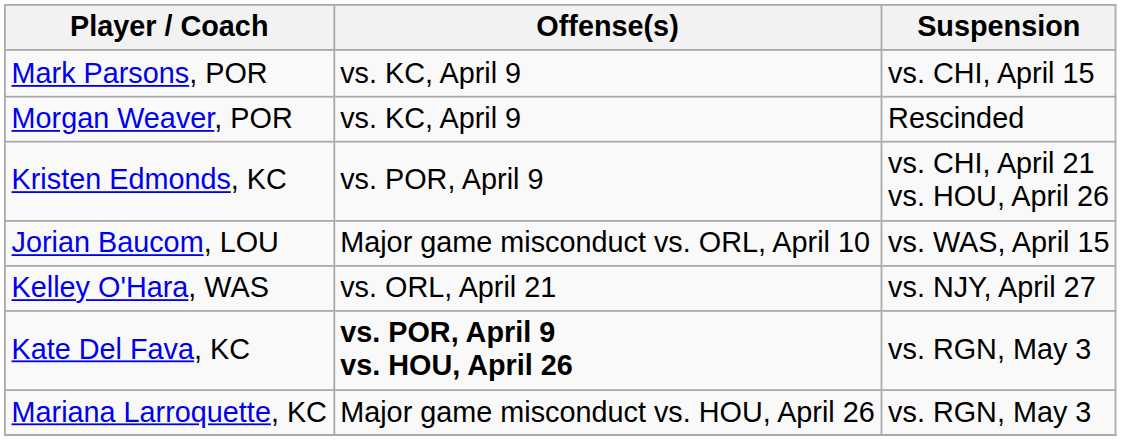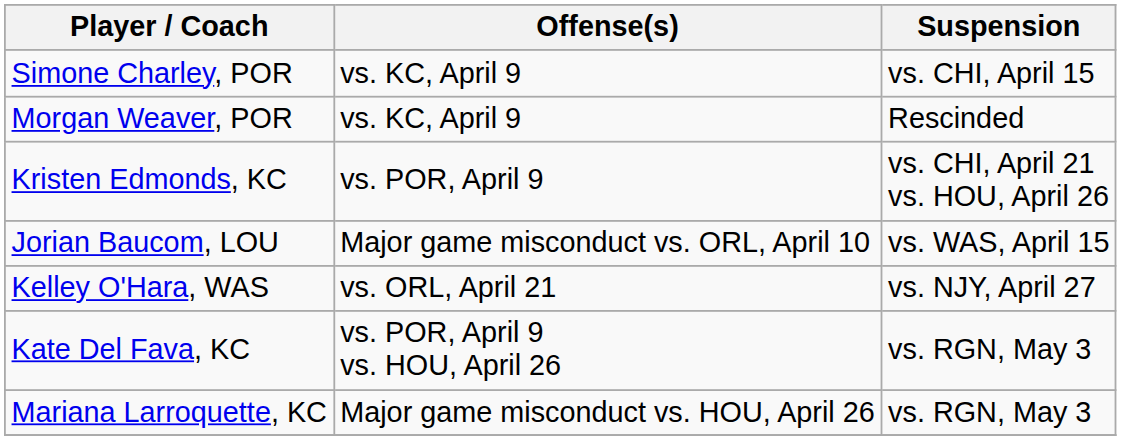+ row: (152, 73)
- row: (140, 73)
(457, 349) bold -> (451, 349) normal
